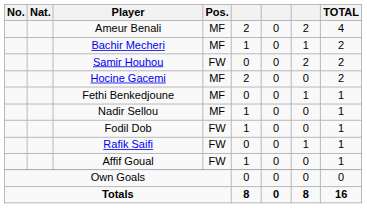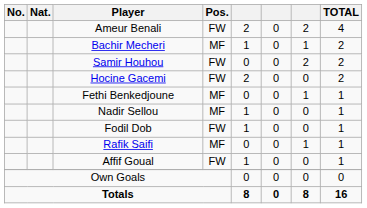(217, 28) MF -> (217, 28) FW
(217, 78) MF -> (217, 78) FW
(217, 144) FW -> (217, 144) MF
